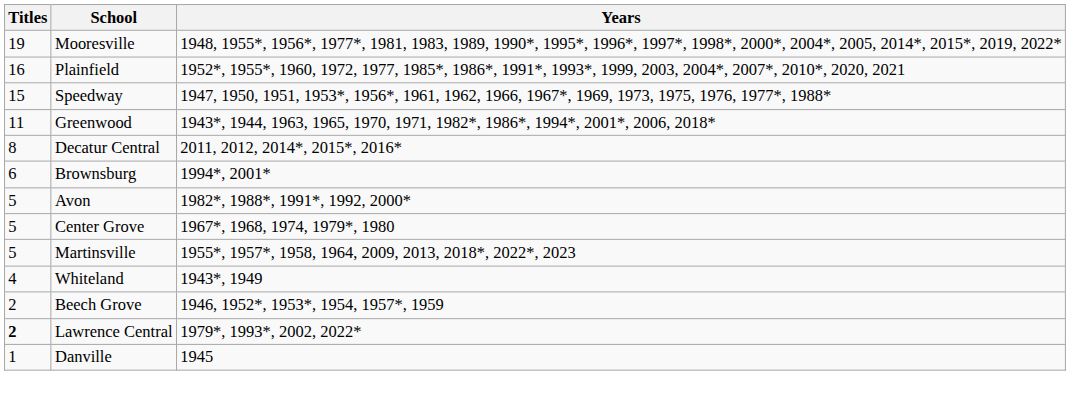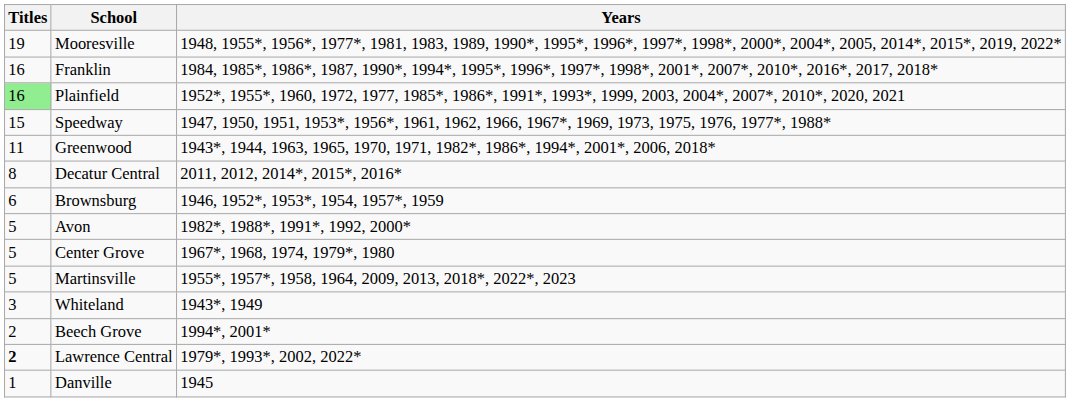+ row: (83, 69)
(17, 69) no background -> (17, 95) lightgreen background
(225, 174) 1994*, 2001* -> (312, 200) 1946, 1952*, 1953*, 1954, 1957*, 1959
(12, 278) 4 -> (12, 305) 3
(312, 305) 1946, 1952*, 1953*, 1954, 1957*, 1959 -> (225, 331) 1994*, 2001*
